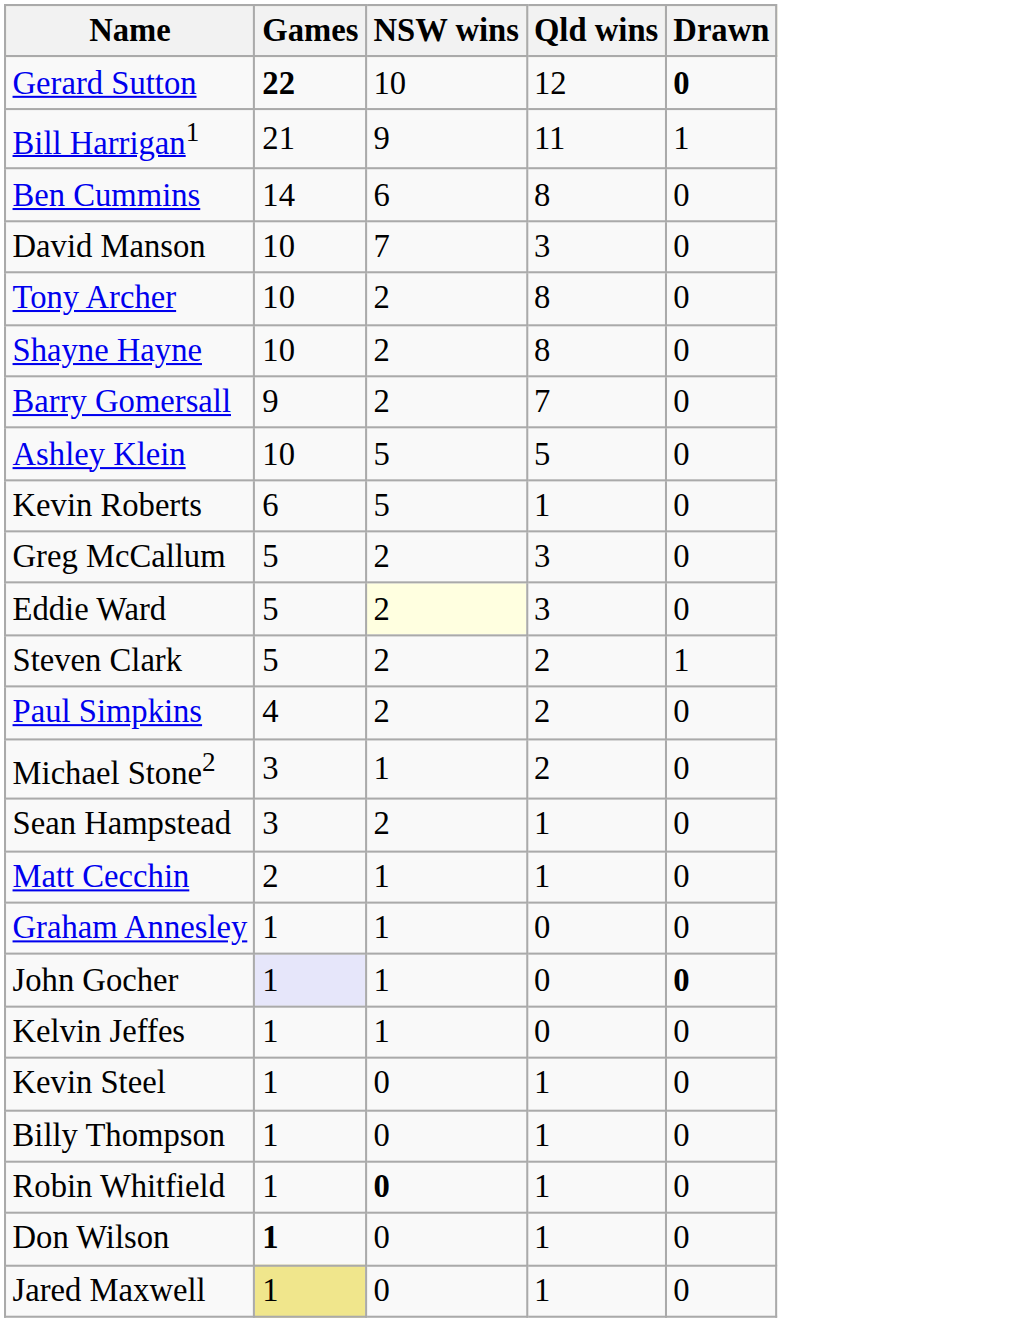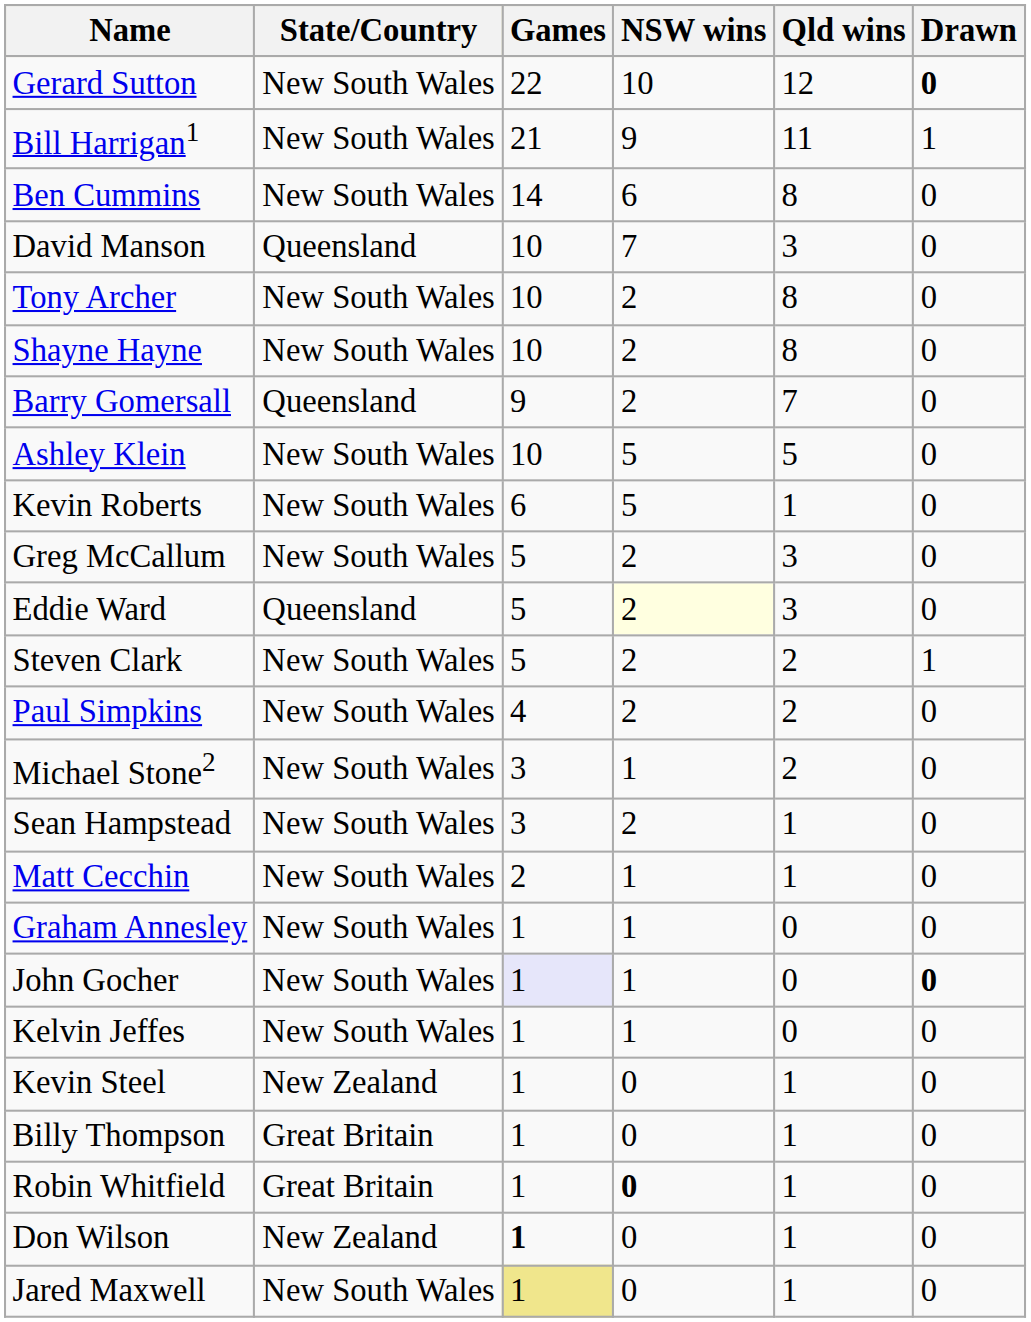+ column: (379, 30)
(279, 82) bold -> (526, 82) normal
